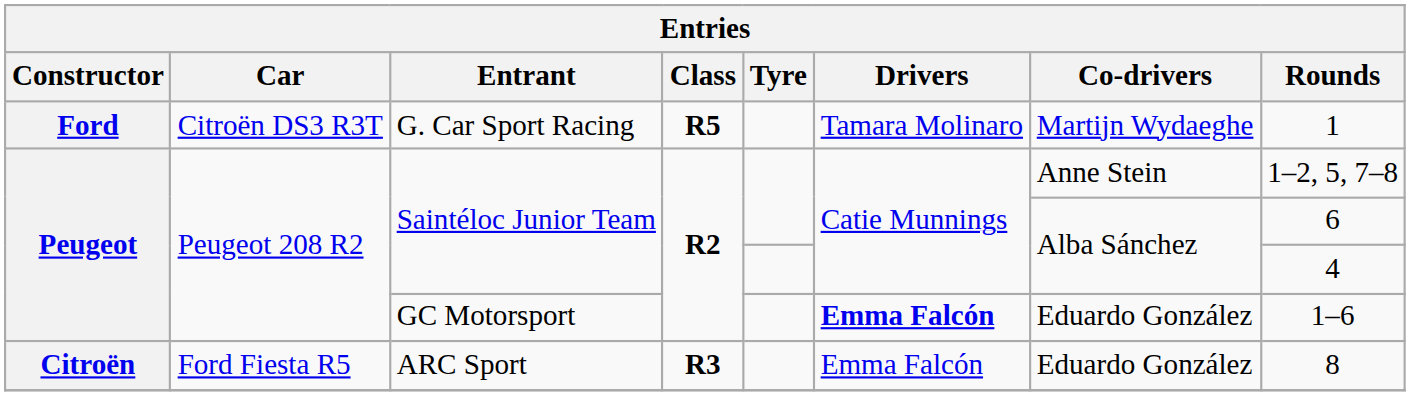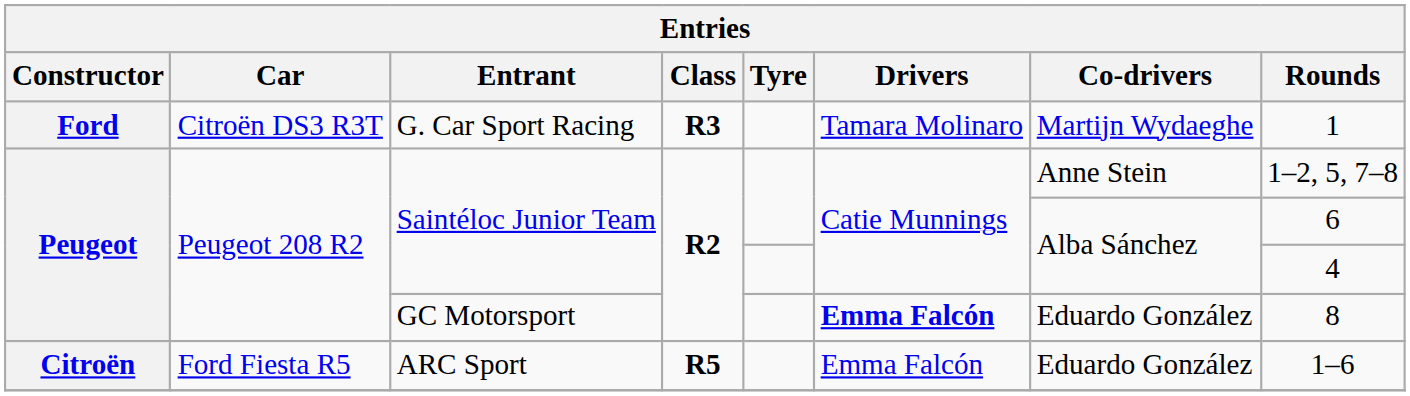(703, 124) R5 -> (703, 124) R3
(1333, 316) 1–6 -> (1333, 316) 8
(703, 364) R3 -> (703, 364) R5
(1333, 364) 8 -> (1333, 364) 1–6
